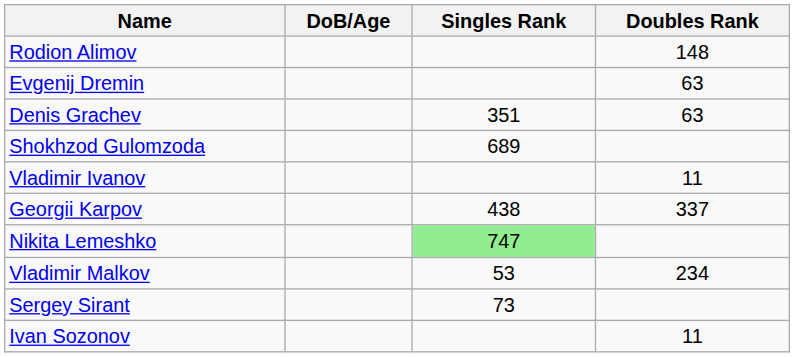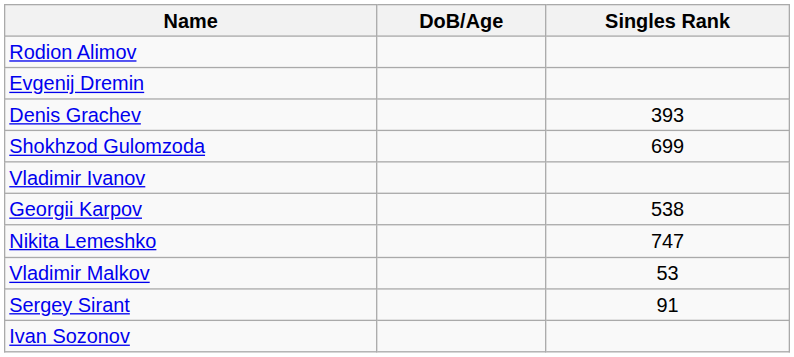- column: (692, 21)
(504, 115) 351 -> (668, 115) 393
(504, 147) 689 -> (668, 147) 699
(504, 210) 438 -> (668, 210) 538
(504, 241) lightgreen background -> (668, 241) no background
(504, 304) 73 -> (668, 304) 91
